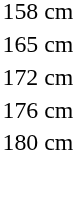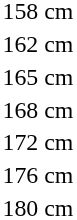+ row: (38, 44)
+ row: (38, 109)
